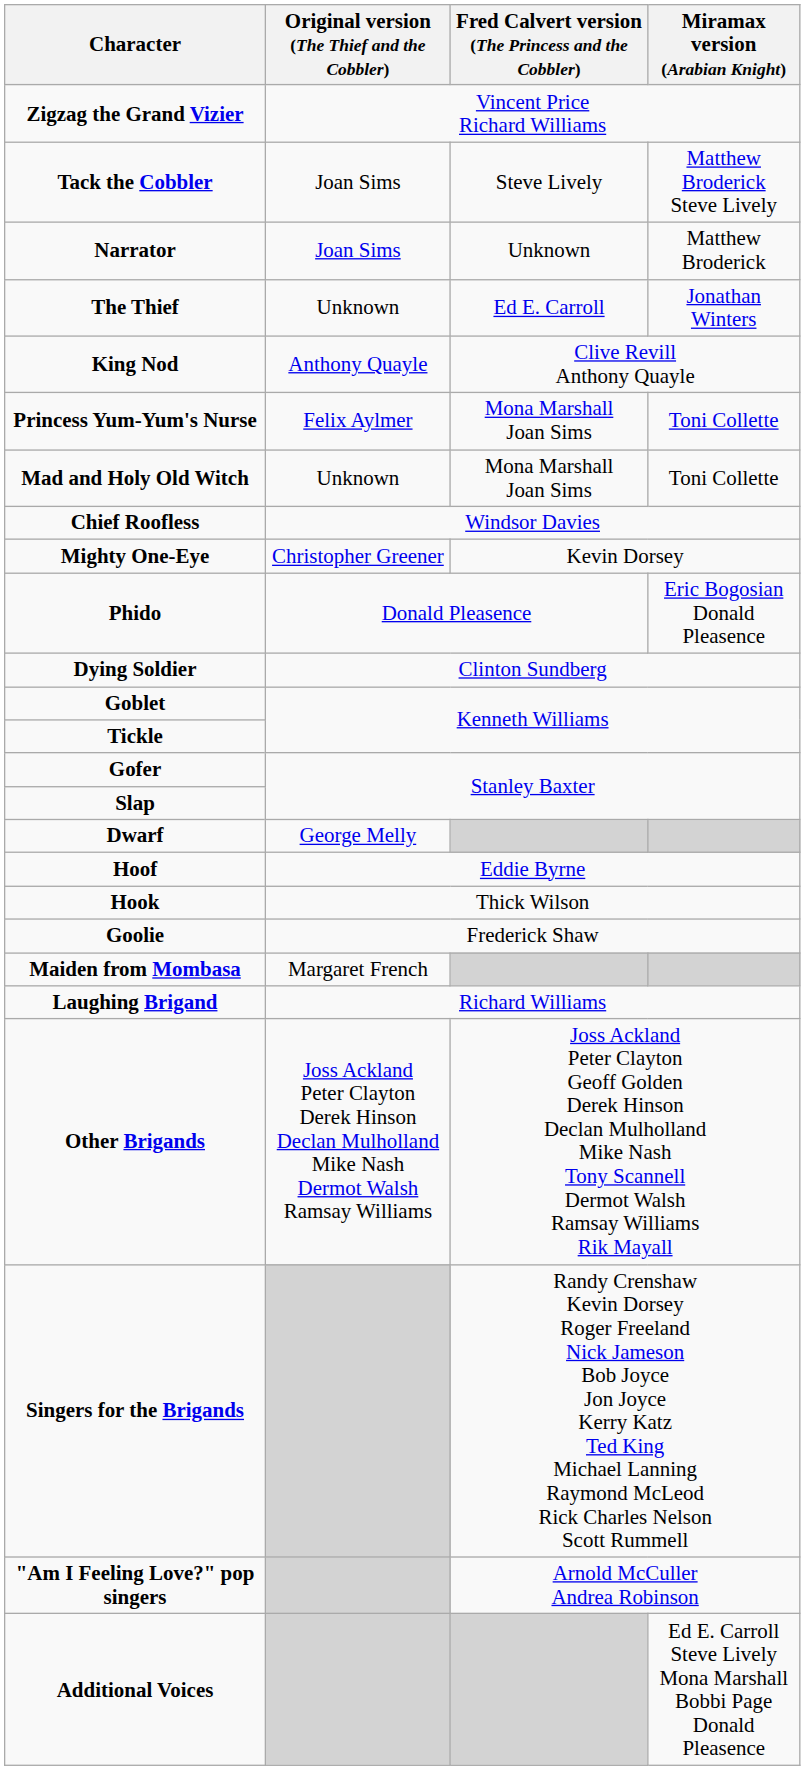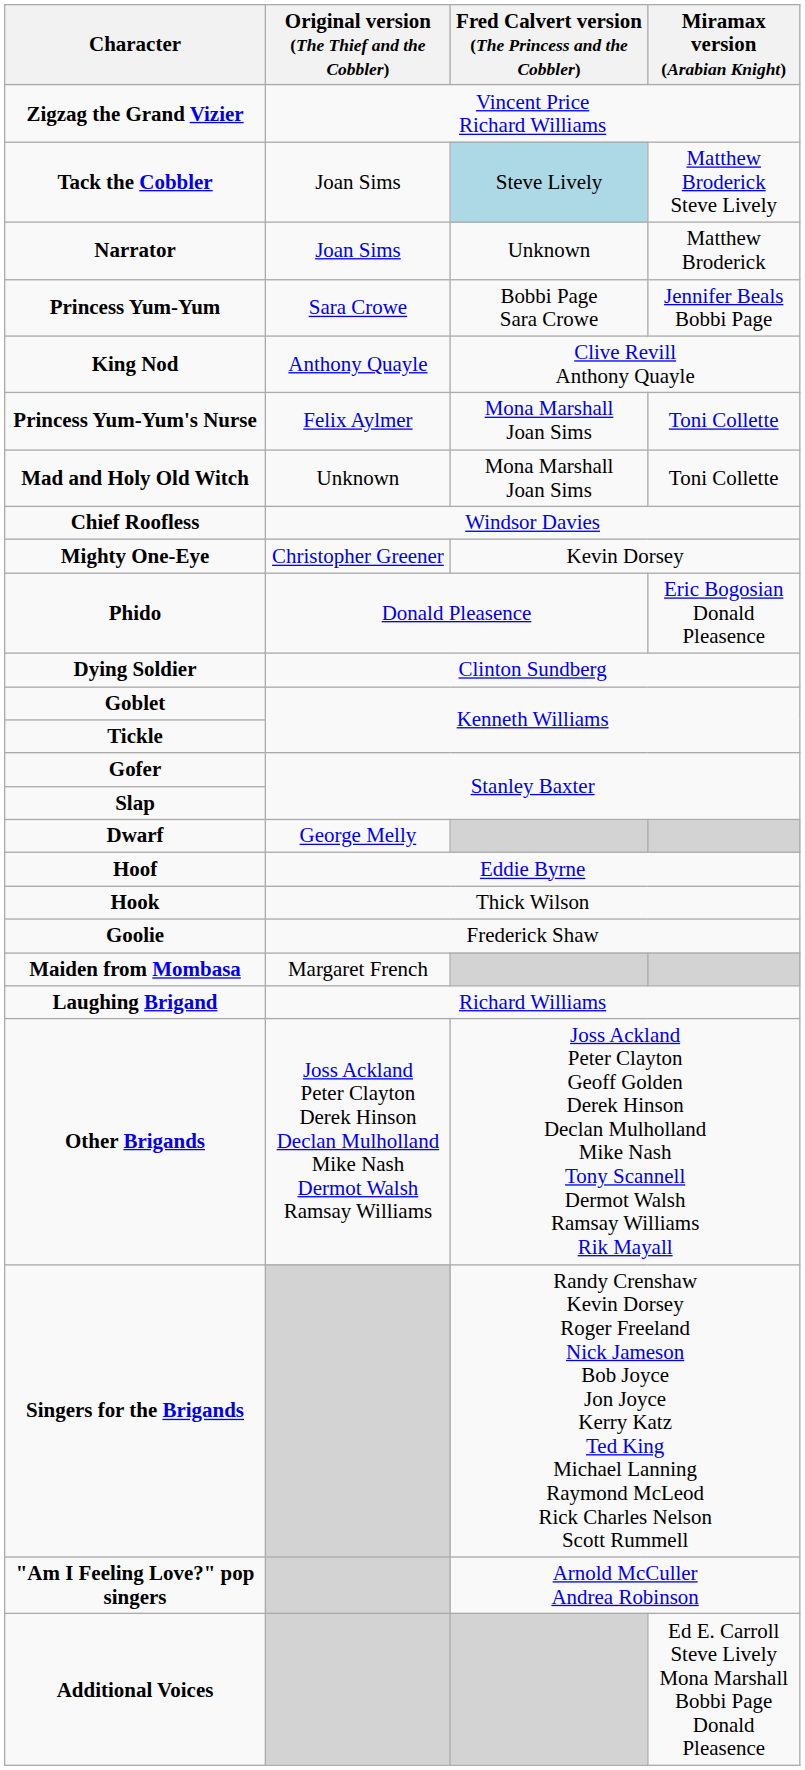(549, 181) no background -> (549, 181) lightblue background
+ row: (135, 307)
- row: (135, 307)
